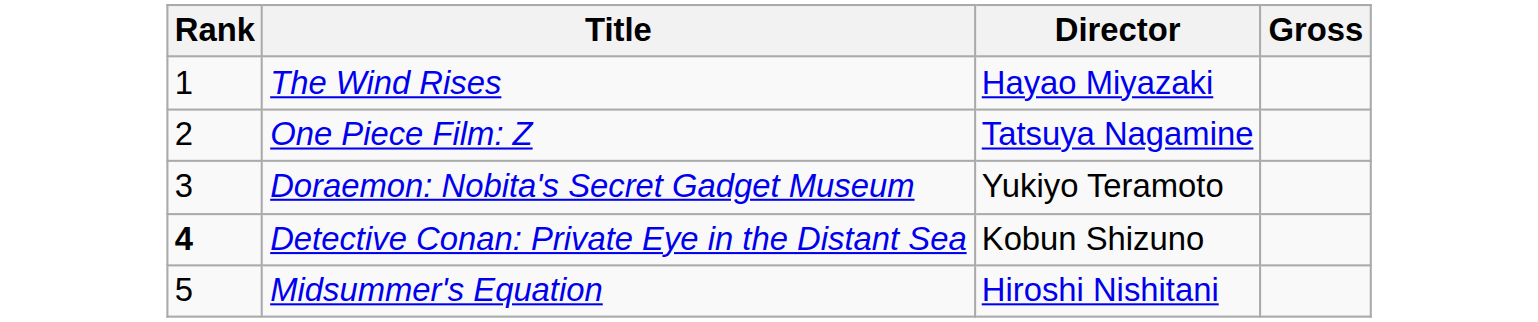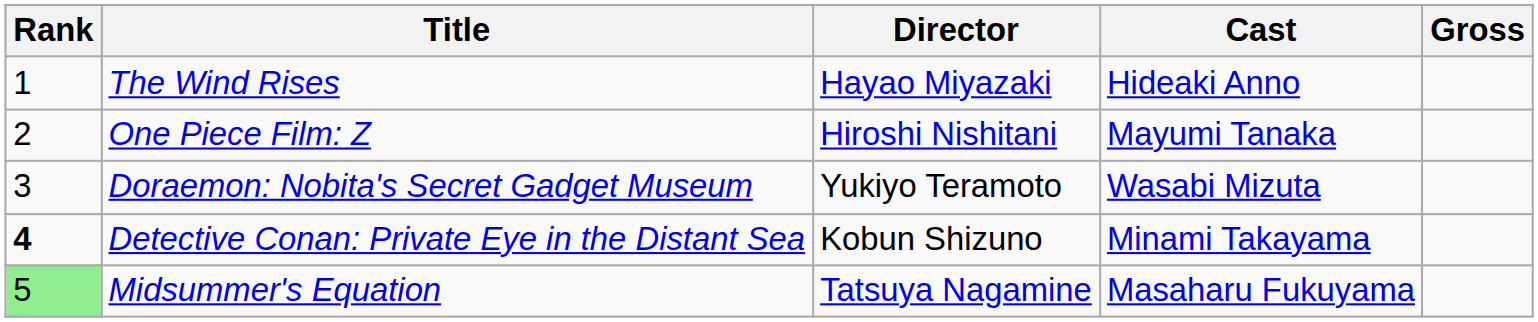+ column: (1261, 30)
(1118, 134) Tatsuya Nagamine -> (939, 134) Hiroshi Nishitani
(184, 290) no background -> (22, 290) lightgreen background
(1100, 290) Hiroshi Nishitani -> (956, 290) Tatsuya Nagamine
